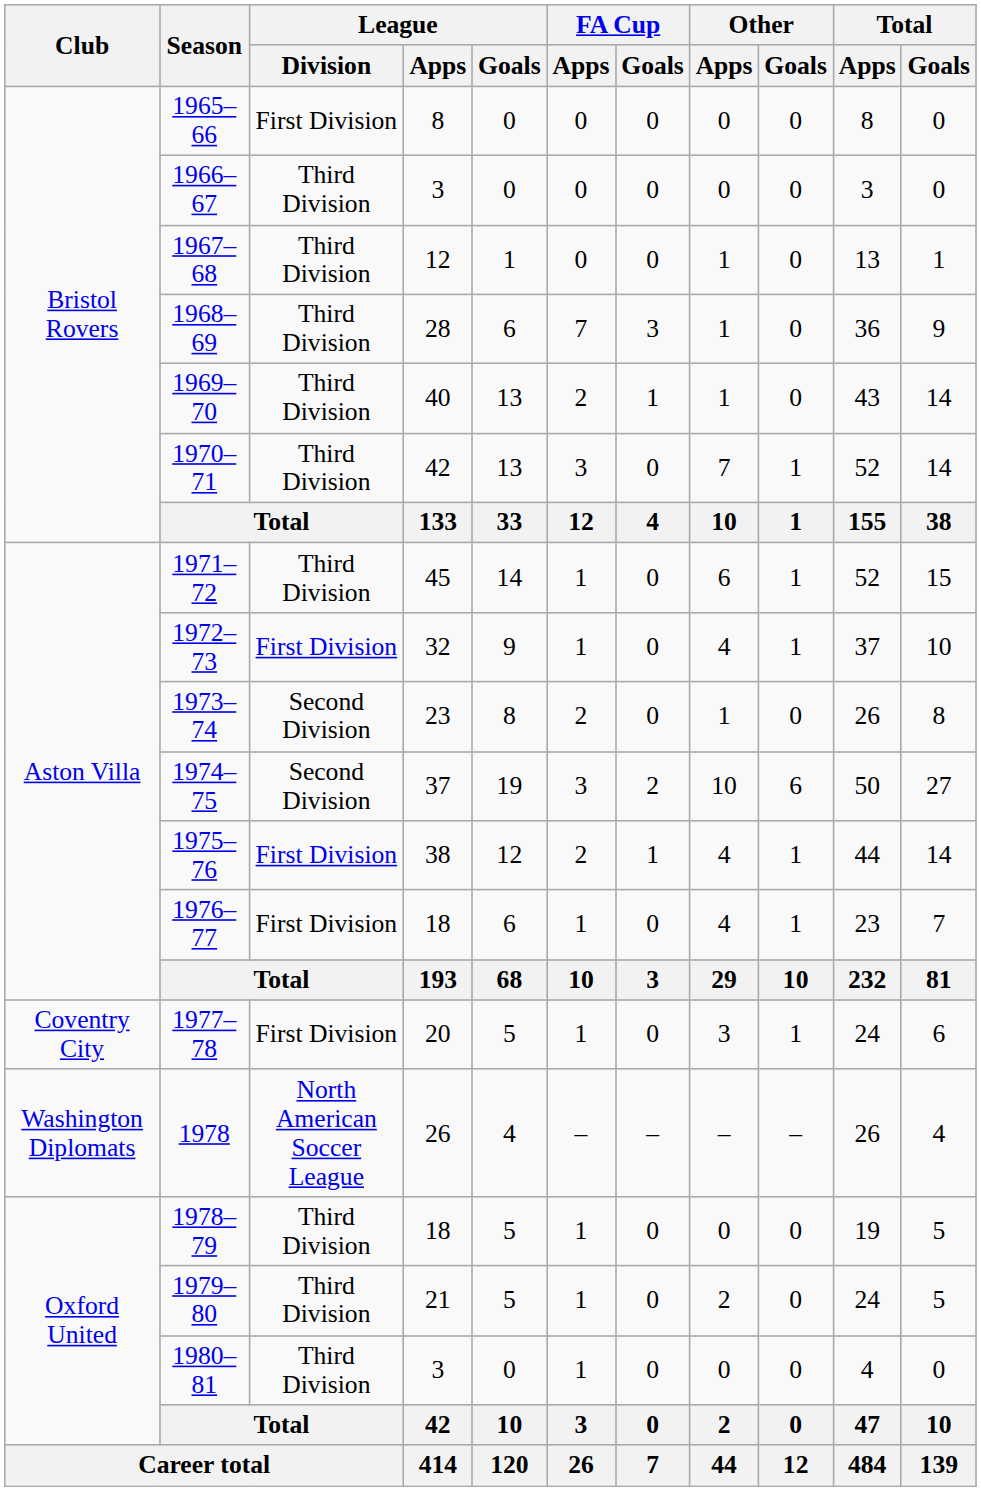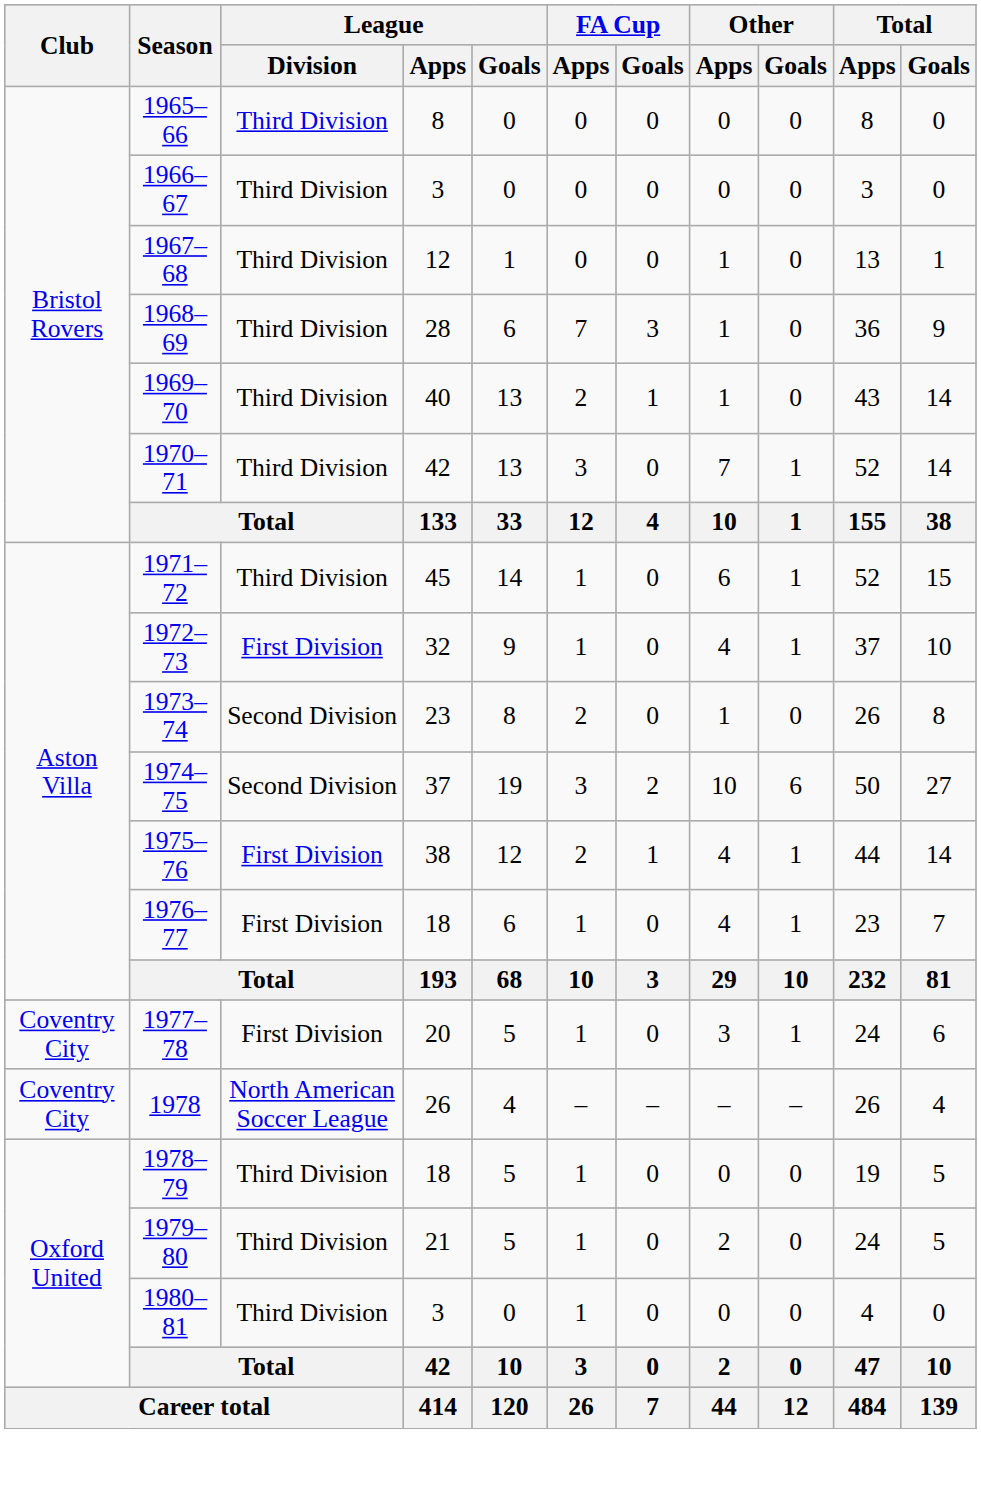(326, 120) First Division -> (312, 120) Third Division
(82, 1132) Washington Diplomats -> (67, 1103) Coventry City
